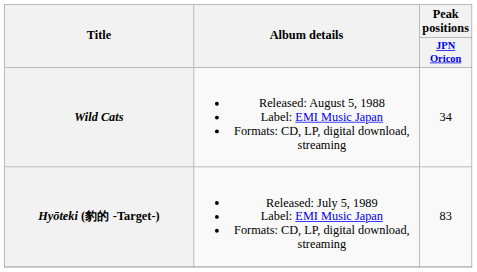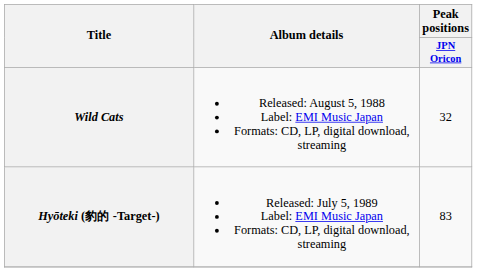(446, 117) 34 -> (446, 117) 32
